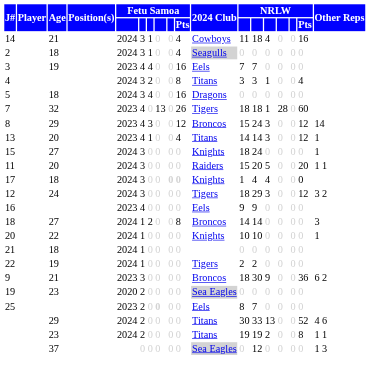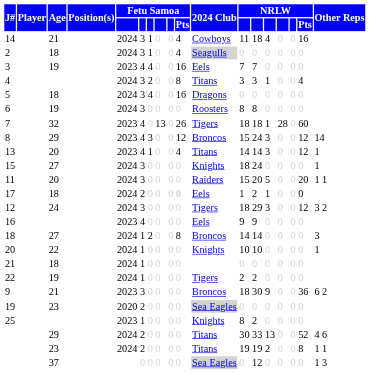+ row: (7, 109)
(143, 179) 3 -> (143, 193) 2
(171, 179) bold -> (171, 193) normal
(208, 179) Knights -> (201, 193) Eels
(255, 179) 4 -> (255, 193) 2
(267, 179) 4 -> (267, 193) 1
(143, 306) 2 -> (143, 320) 1
(158, 306) bold -> (158, 320) normal
(201, 306) Eels -> (208, 320) Knights
(255, 306) 7 -> (255, 320) 2
